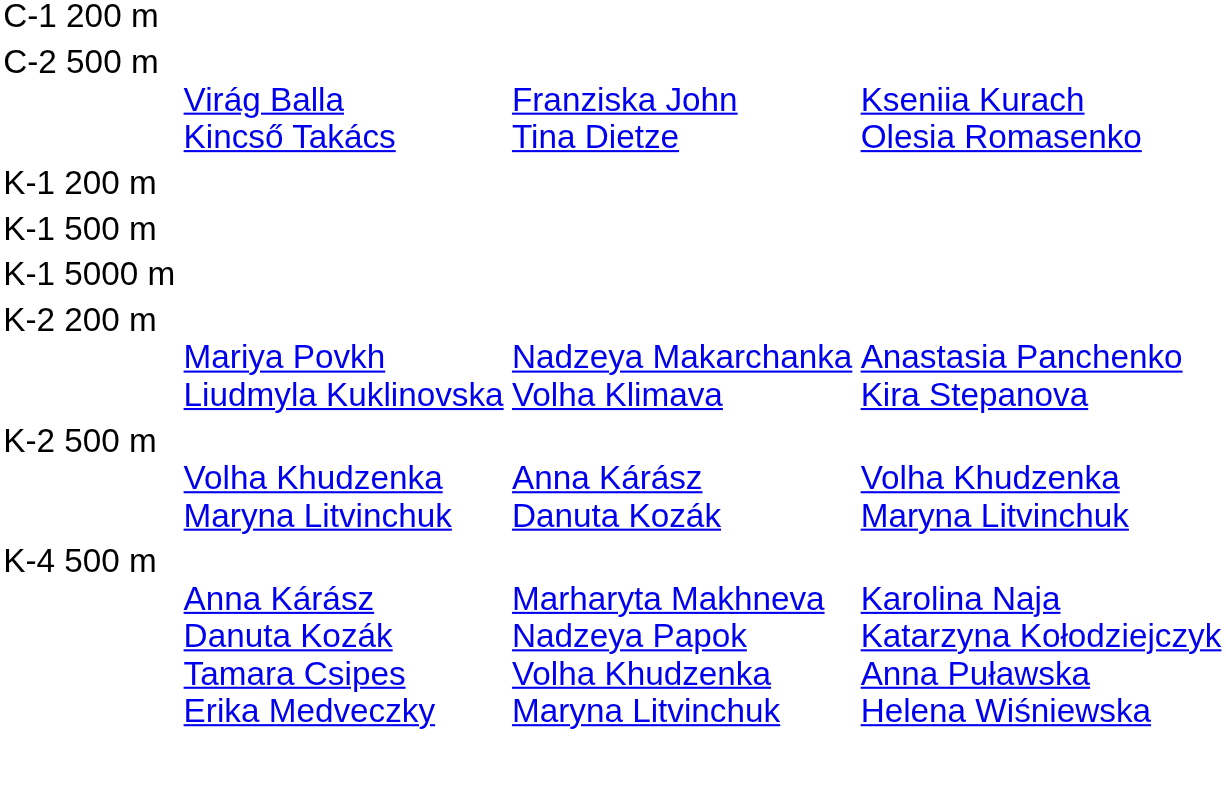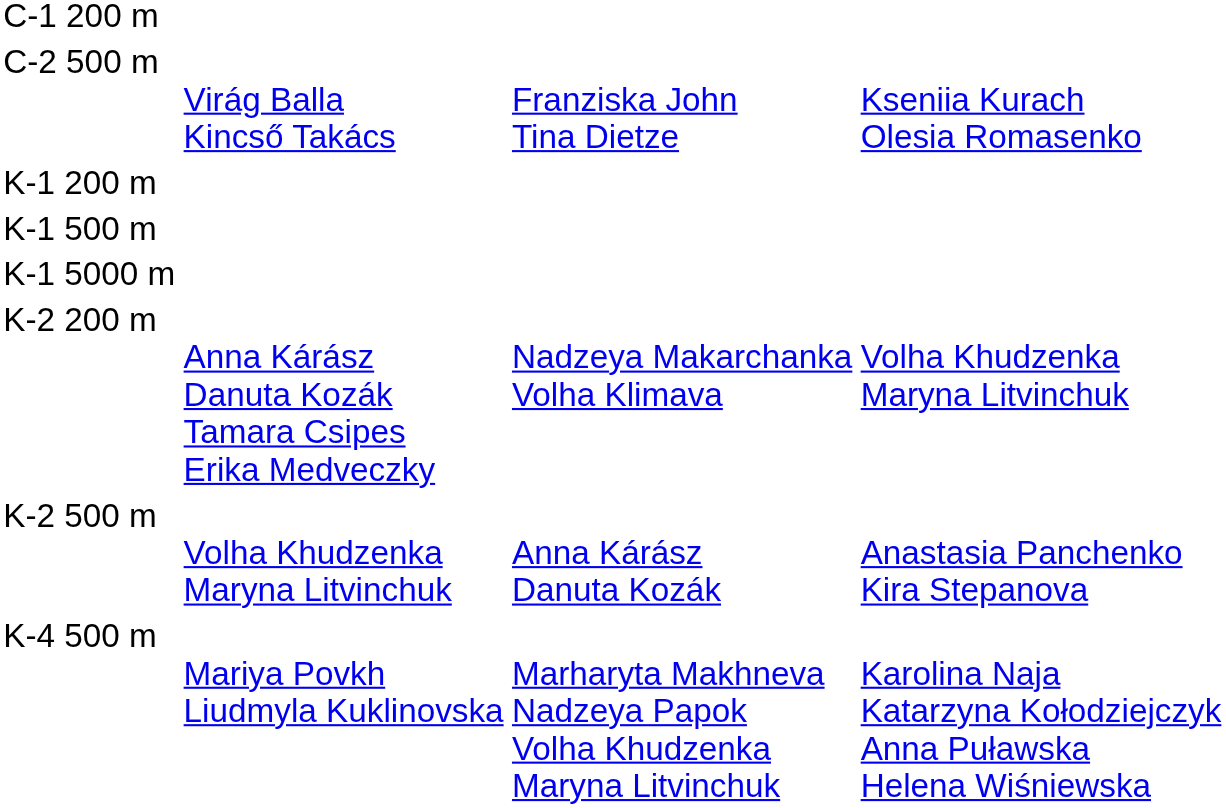(344, 376) Mariya Povkh Liudmyla Kuklinovska -> (309, 413) Anna Kárász Danuta Kozák Tamara Csipes Erika Medveczky
(1022, 376) Anastasia Panchenko Kira Stepanova -> (995, 376) Volha Khudzenka Maryna Litvinchuk
(995, 496) Volha Khudzenka Maryna Litvinchuk -> (1022, 571) Anastasia Panchenko Kira Stepanova
(309, 654) Anna Kárász Danuta Kozák Tamara Csipes Erika Medveczky -> (344, 692) Mariya Povkh Liudmyla Kuklinovska
